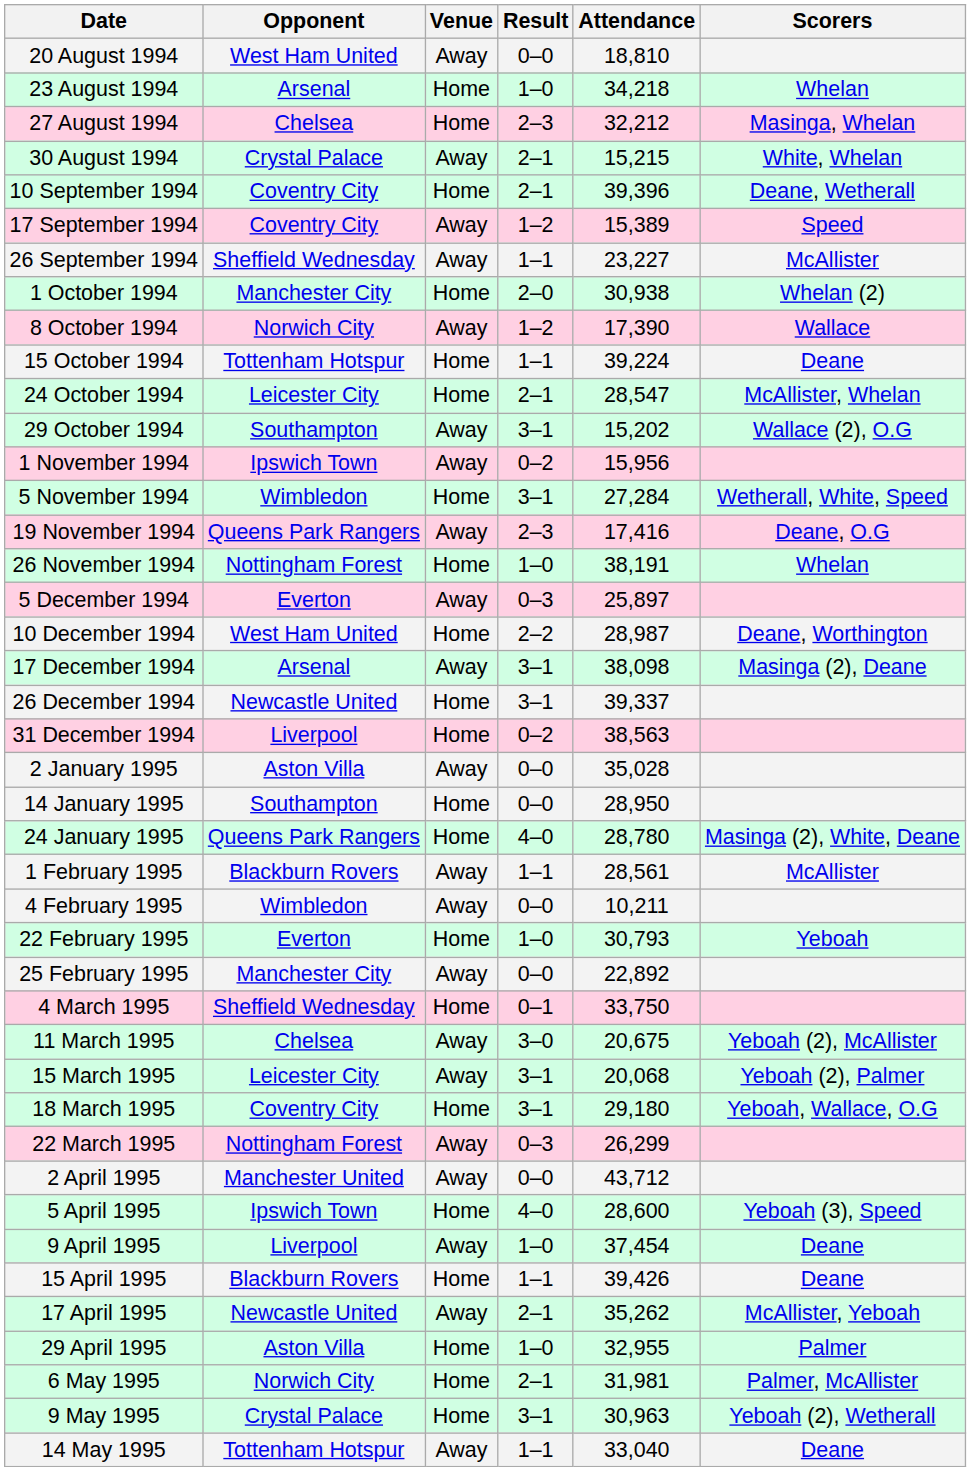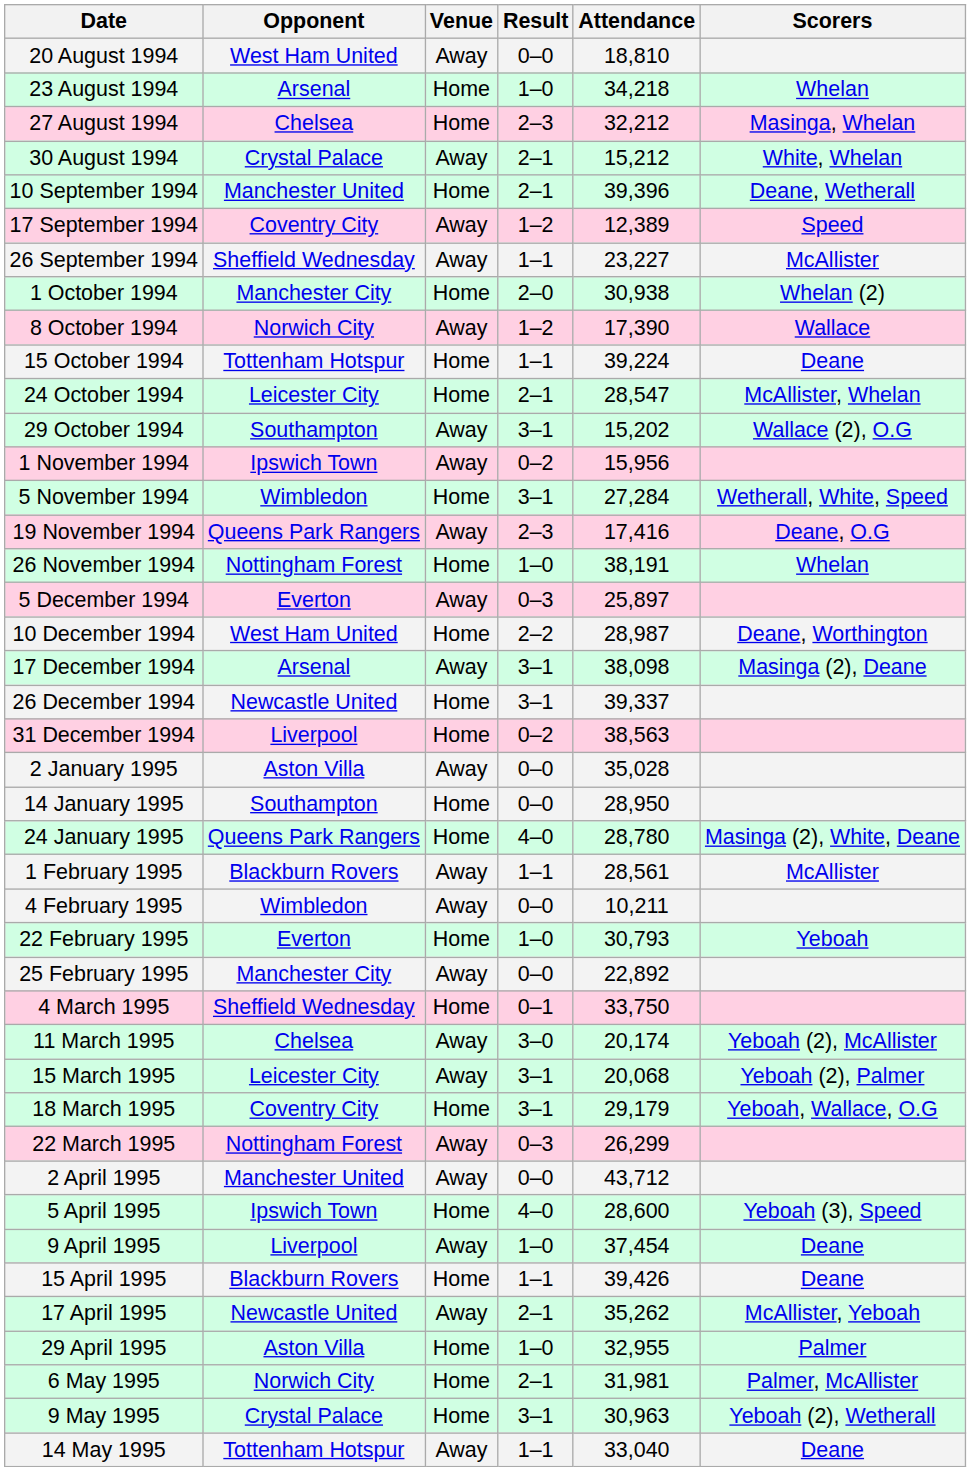(637, 157) 15,215 -> (637, 157) 15,212
(314, 191) Coventry City -> (314, 191) Manchester United
(637, 225) 15,389 -> (637, 225) 12,389
(637, 1041) 20,675 -> (637, 1041) 20,174
(637, 1109) 29,180 -> (637, 1109) 29,179
